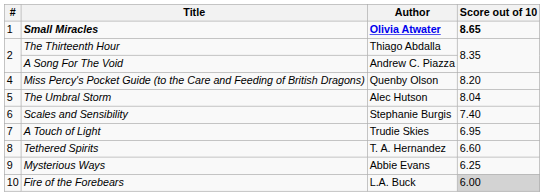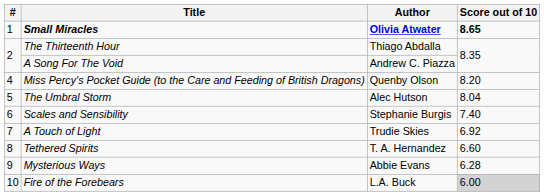(470, 132) 6.95 -> (470, 132) 6.92
(470, 166) 6.25 -> (470, 166) 6.28
